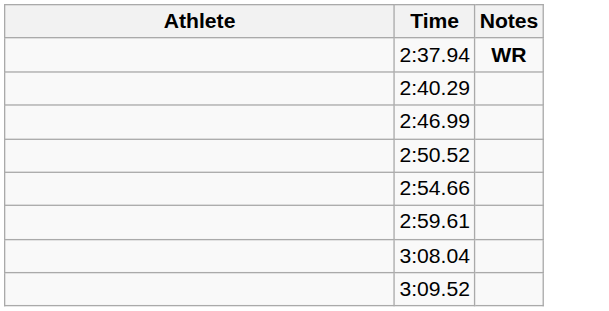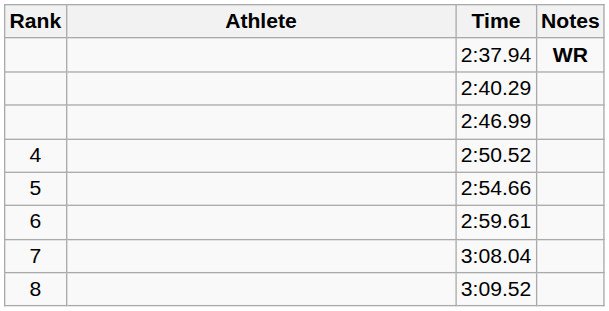+ column: (35, 21)
